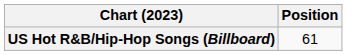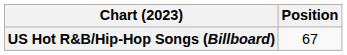(310, 38) 61 -> (310, 38) 67
